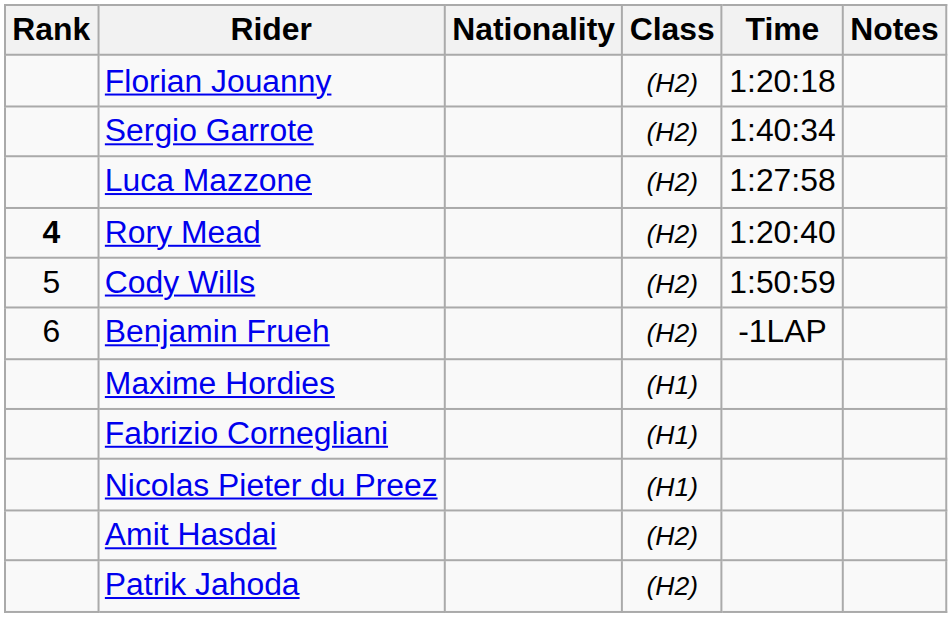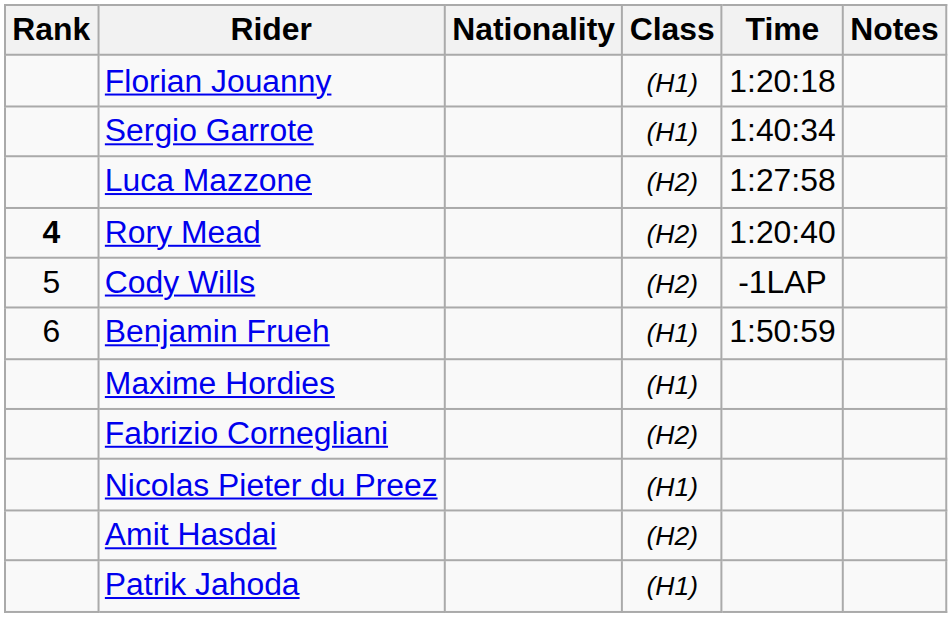(672, 82) (H2) -> (672, 82) (H1)
(672, 132) (H2) -> (672, 132) (H1)
(782, 282) 1:50:59 -> (782, 282) -1LAP
(672, 334) (H2) -> (672, 334) (H1)
(782, 332) -1LAP -> (782, 332) 1:50:59
(672, 435) (H1) -> (672, 435) (H2)
(672, 587) (H2) -> (672, 587) (H1)
